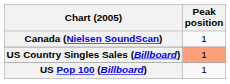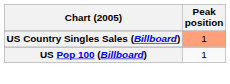- row: (93, 39)
